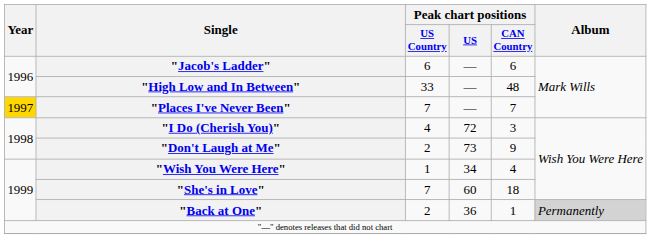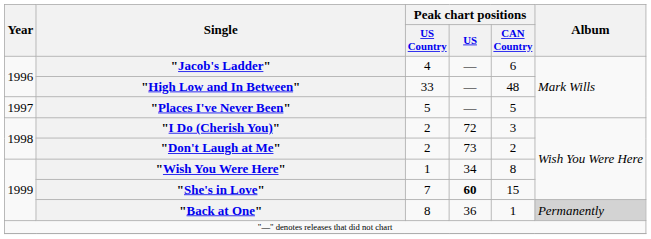(427, 66) 6 -> (427, 66) 4
(20, 107) gold background -> (20, 107) no background
(427, 107) 7 -> (427, 107) 5
(513, 107) 7 -> (513, 107) 5
(427, 128) 4 -> (427, 128) 2
(513, 148) 9 -> (513, 148) 2
(513, 169) 4 -> (513, 169) 8
(470, 189) normal -> (470, 189) bold
(513, 189) 18 -> (513, 189) 15
(427, 210) 2 -> (427, 210) 8
